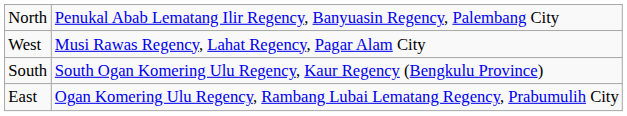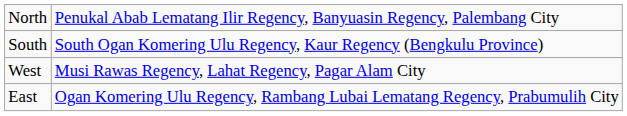rows swapped: (28, 70) <-> (25, 44)
